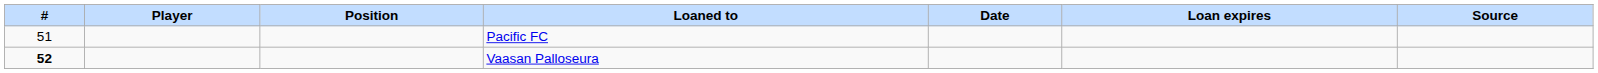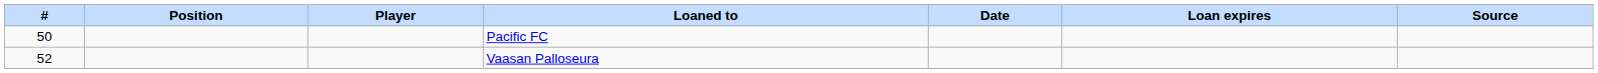columns swapped: (372, 15) <-> (172, 15)
(44, 37) 51 -> (44, 37) 50
(44, 58) bold -> (44, 58) normal
